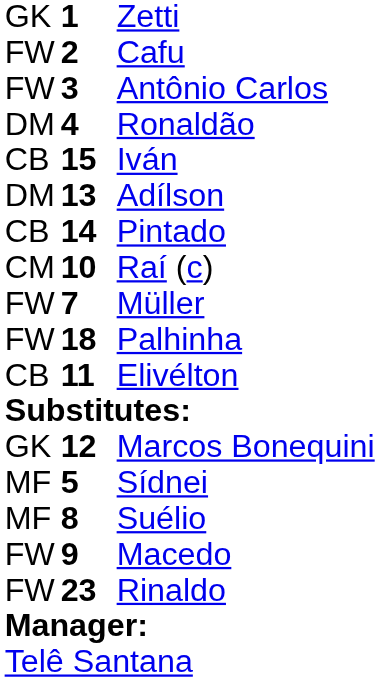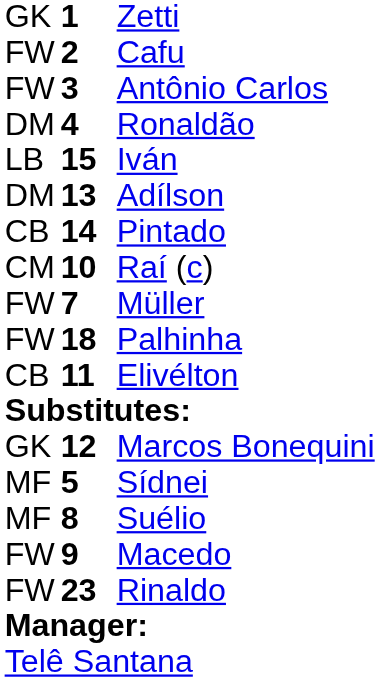(27, 159) CB -> (24, 159) LB
